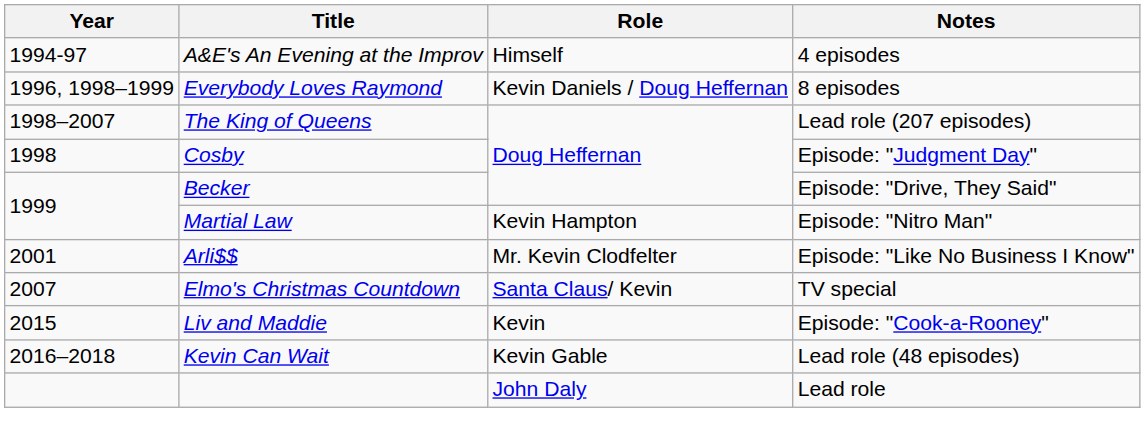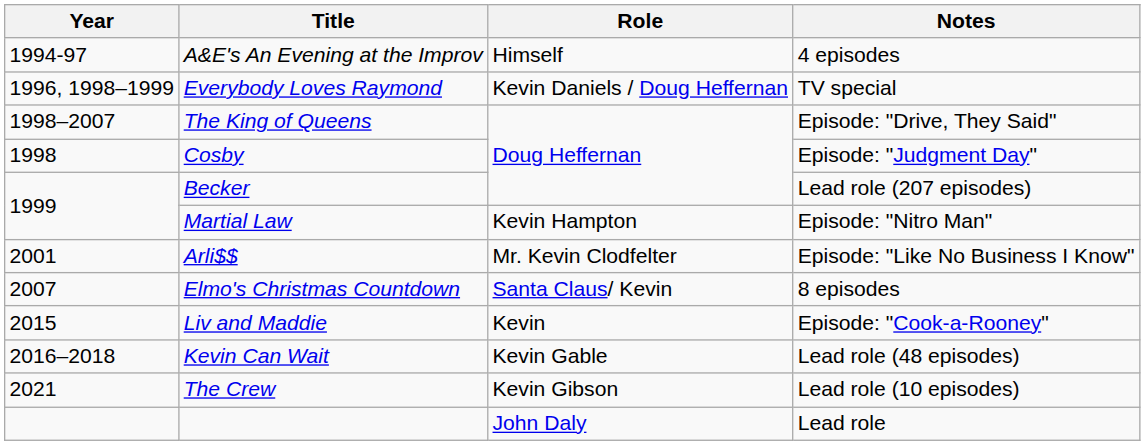(849, 88) 8 episodes -> (847, 88) TV special
(915, 121) Lead role (207 episodes) -> (927, 121) Episode: "Drive, They Said"
(927, 188) Episode: "Drive, They Said" -> (915, 188) Lead role (207 episodes)
(847, 289) TV special -> (849, 289) 8 episodes
+ row: (229, 389)
